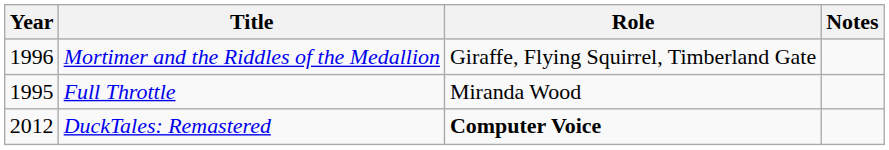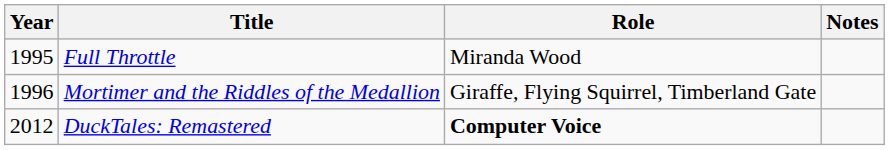rows swapped: (120, 91) <-> (252, 56)
